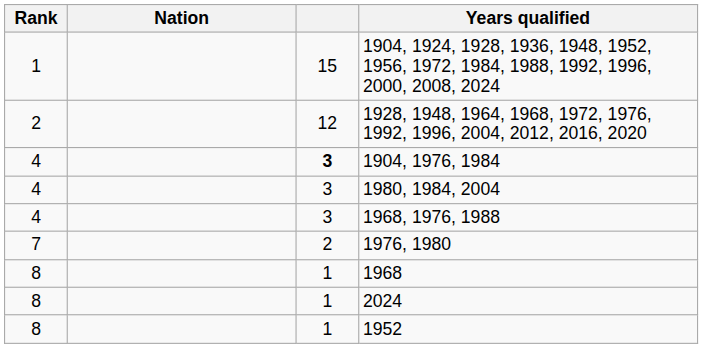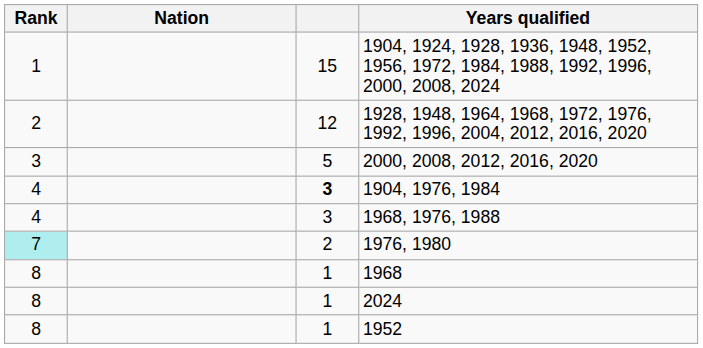+ row: (480, 161)
- row: (431, 189)
(36, 245) no background -> (36, 245) paleturquoise background
